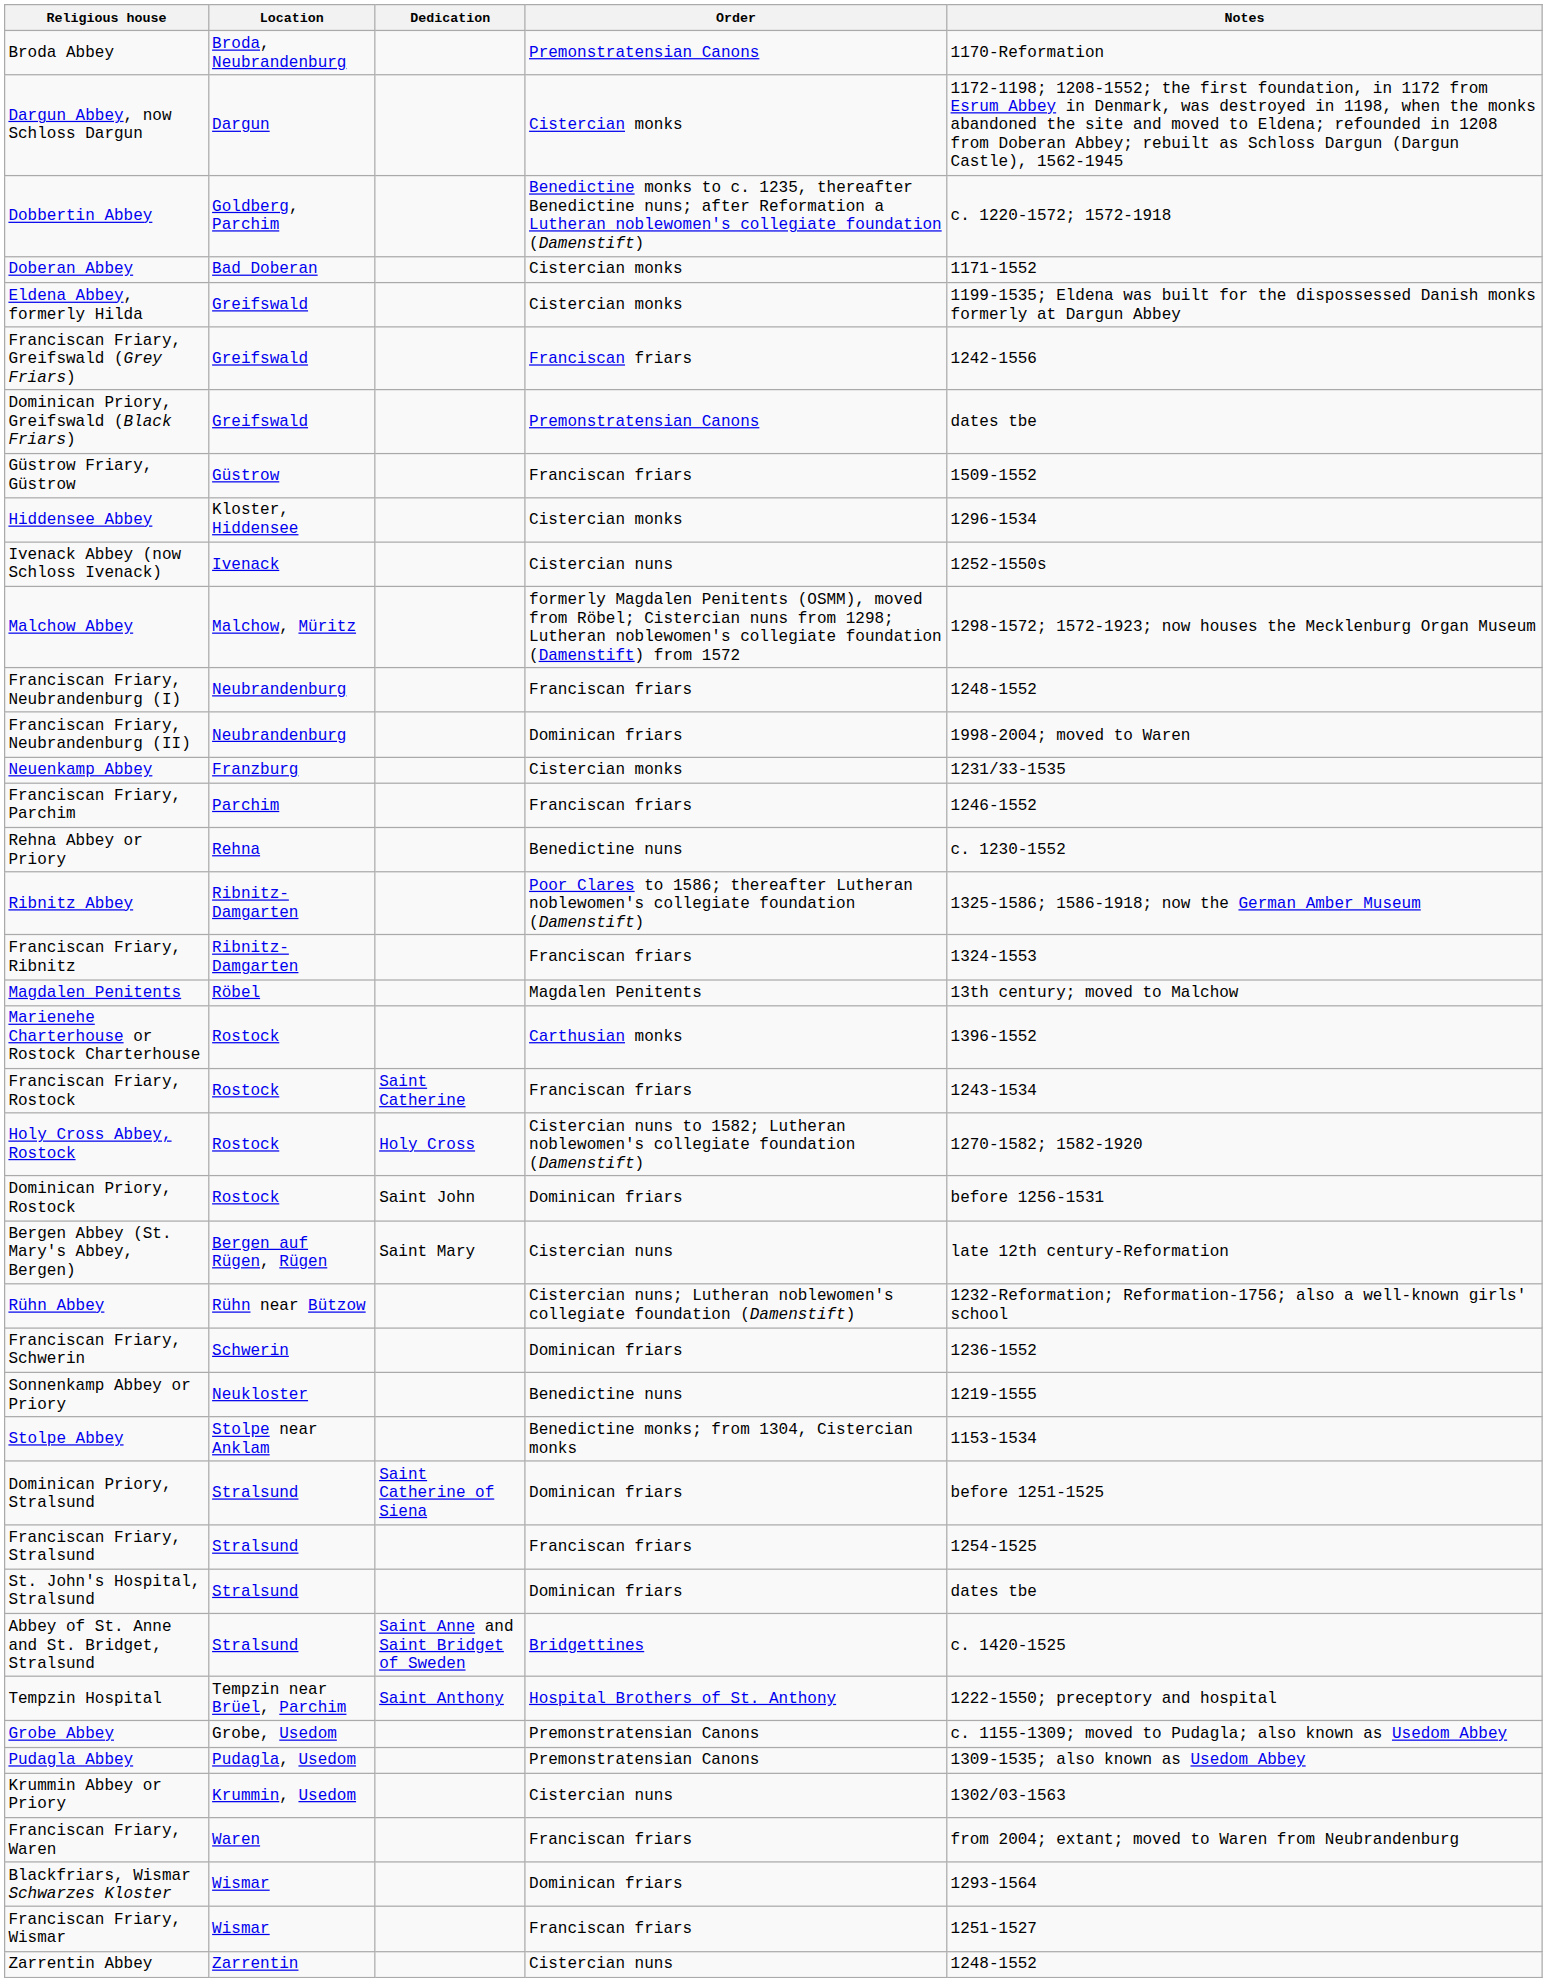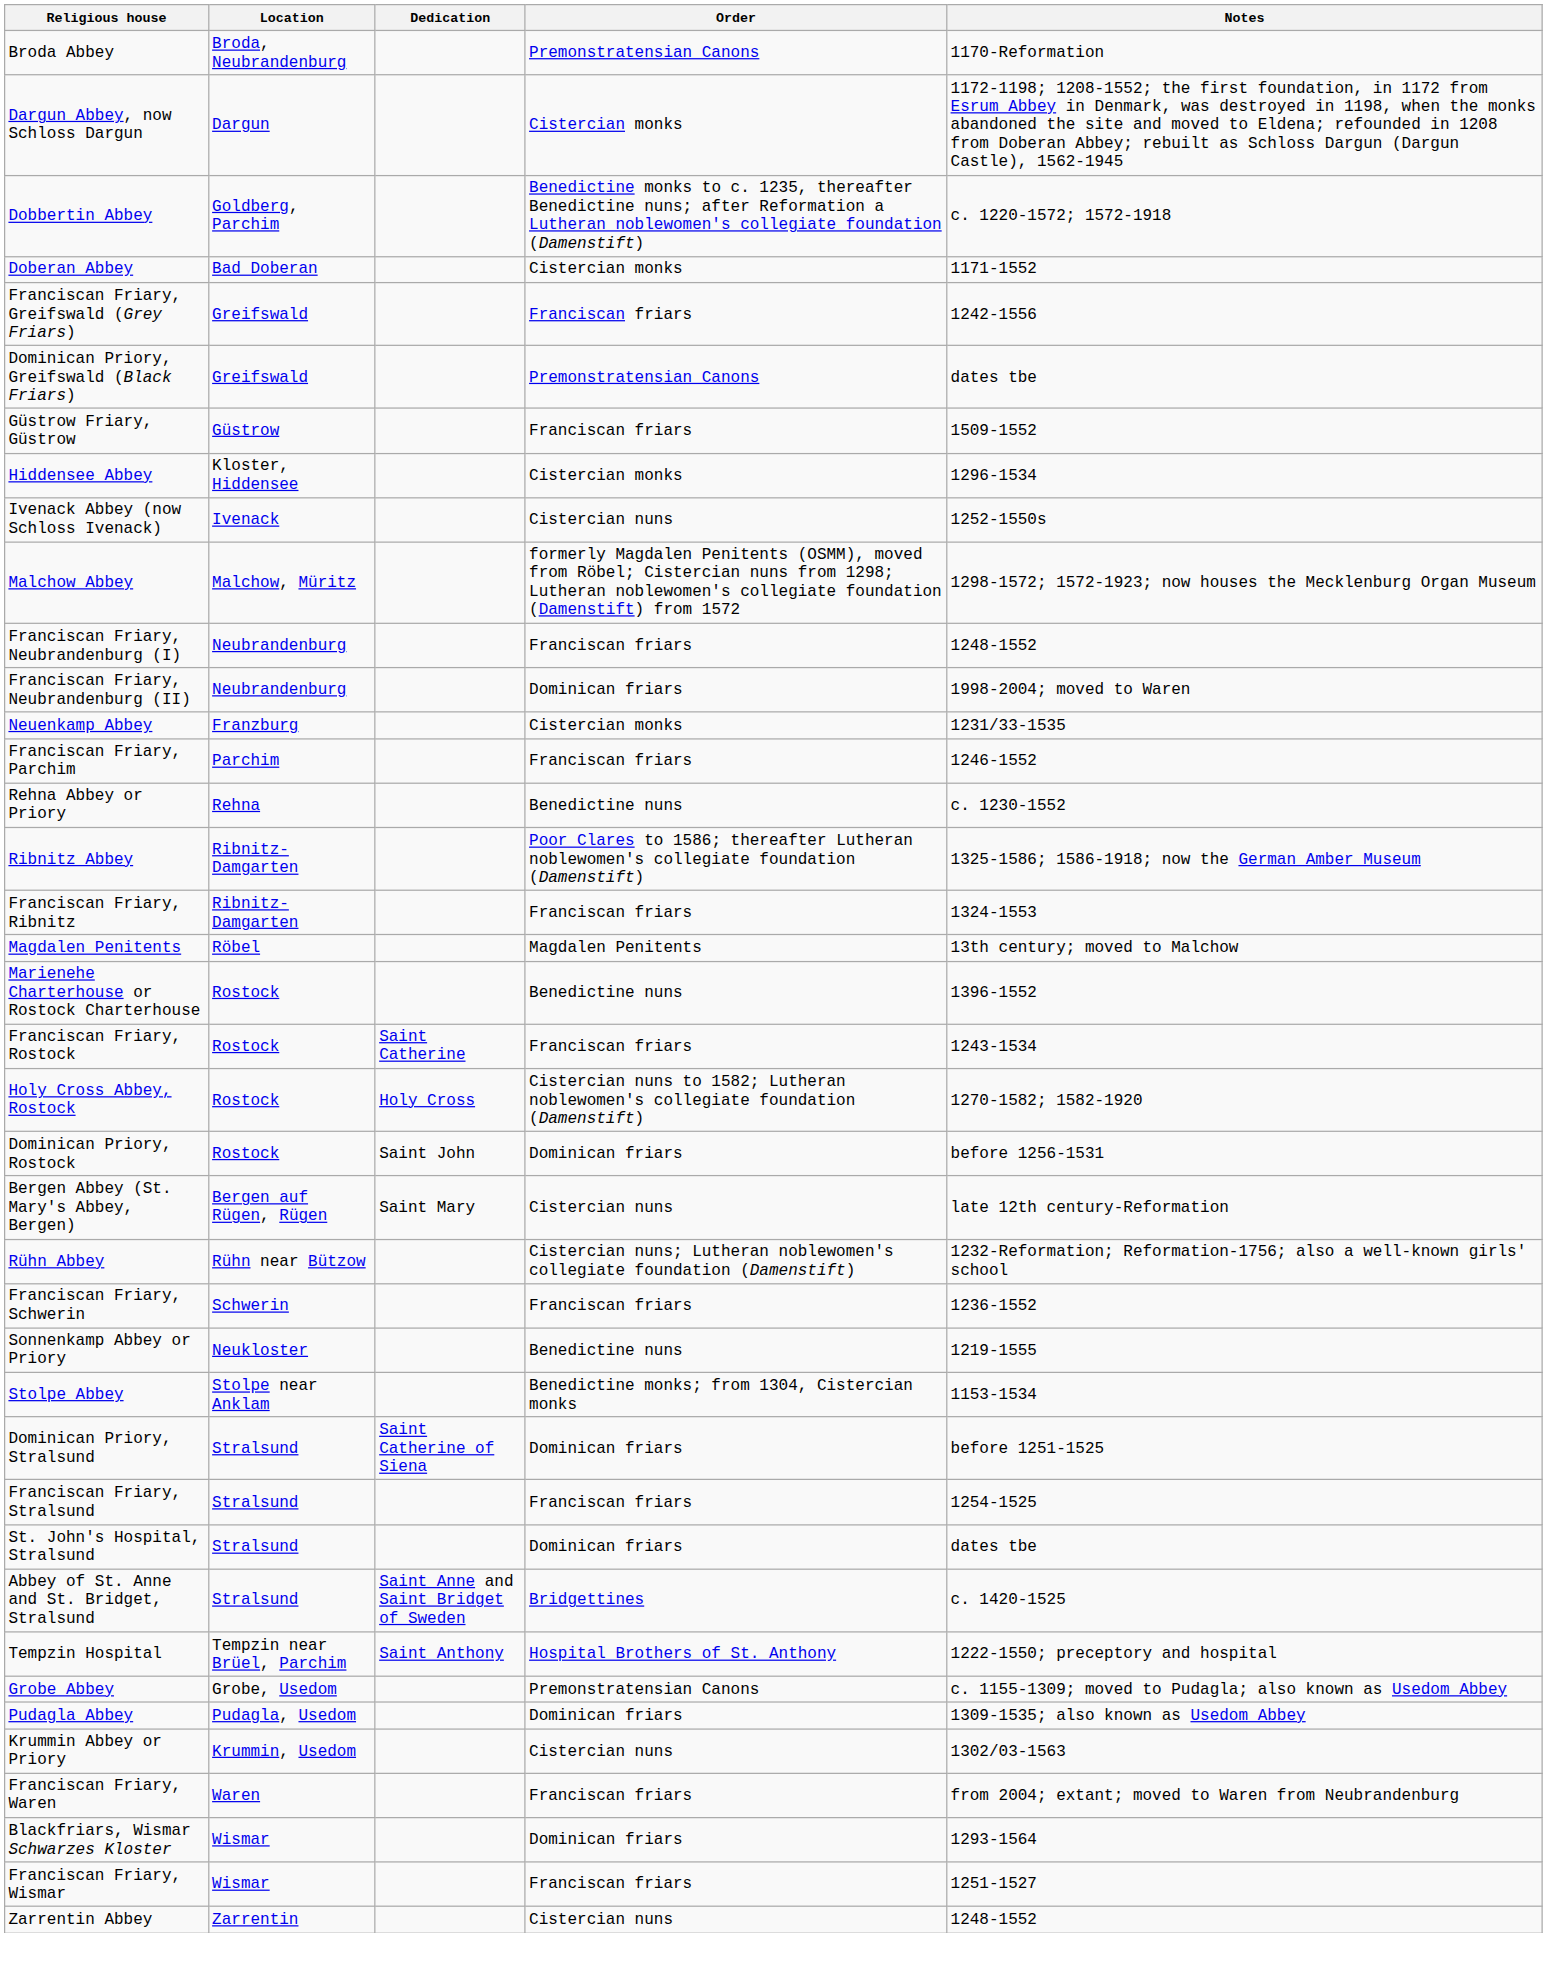- row: (76, 305)
(606, 1037) Carthusian monks -> (606, 992) Benedictine nuns
(606, 1350) Dominican friars -> (611, 1306) Franciscan friars
(644, 1760) Premonstratensian Canons -> (606, 1716) Dominican friars
